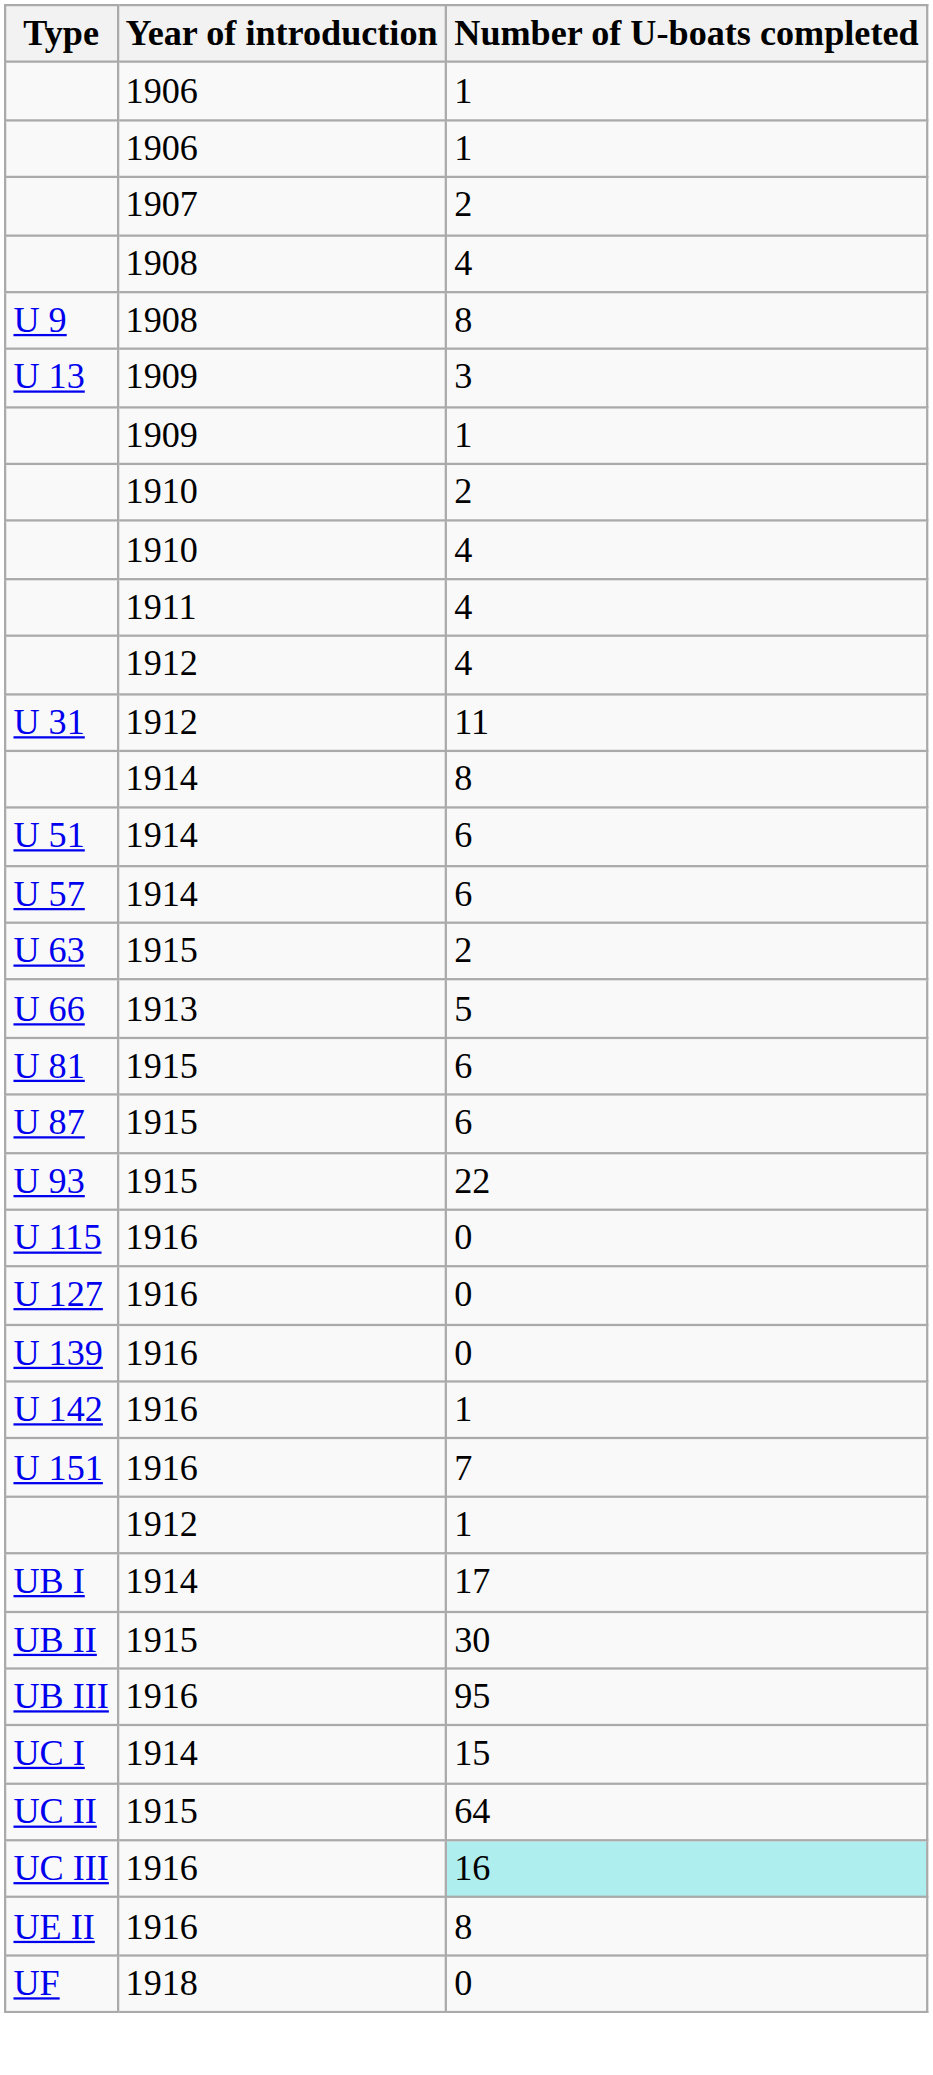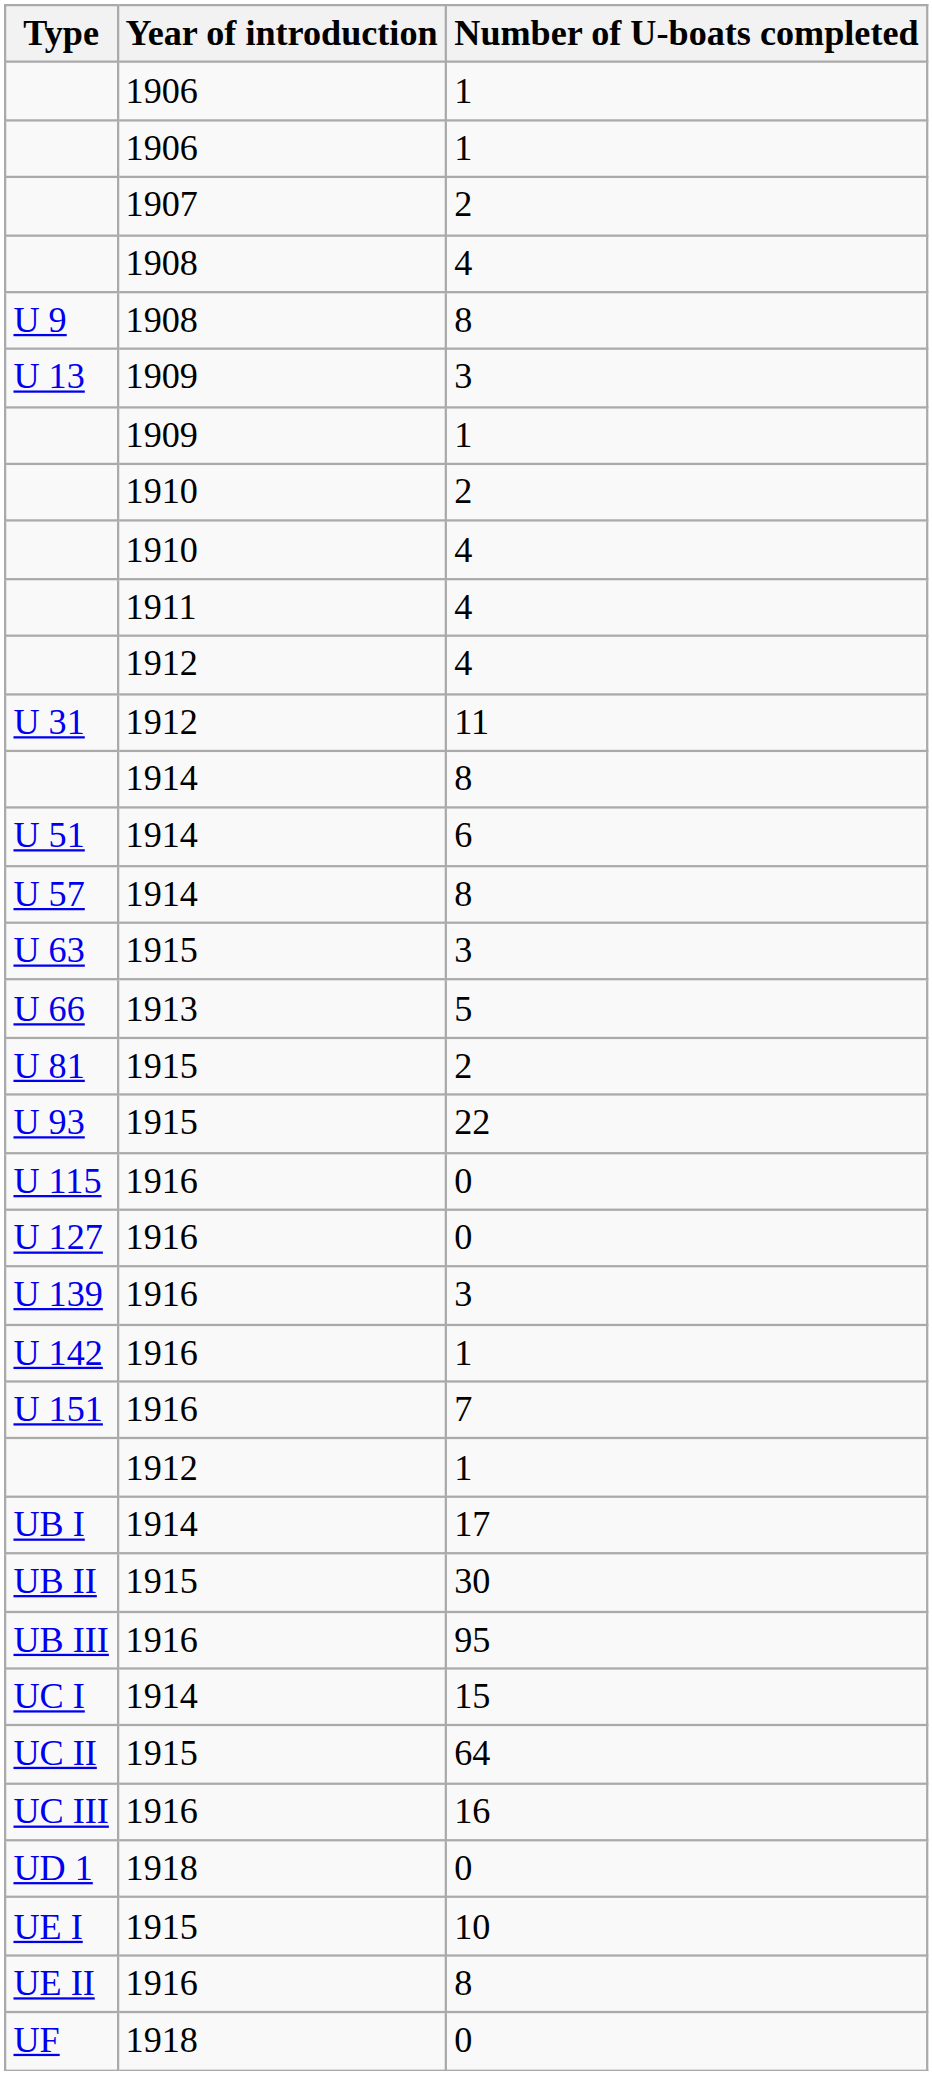(463, 893) 6 -> (463, 893) 8
(463, 950) 2 -> (463, 950) 3
(463, 1065) 6 -> (463, 1065) 2
- row: (49, 1122)
(463, 1352) 0 -> (463, 1294) 3
(472, 1868) paleturquoise background -> (472, 1810) no background
+ row: (53, 1868)
+ row: (48, 1925)
